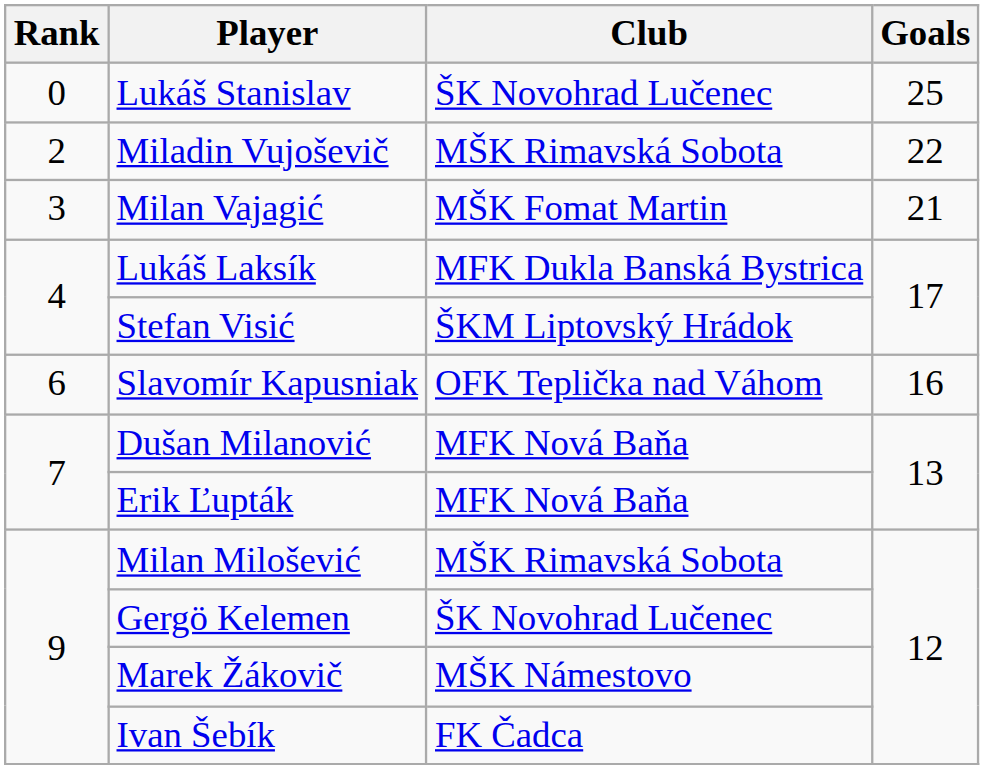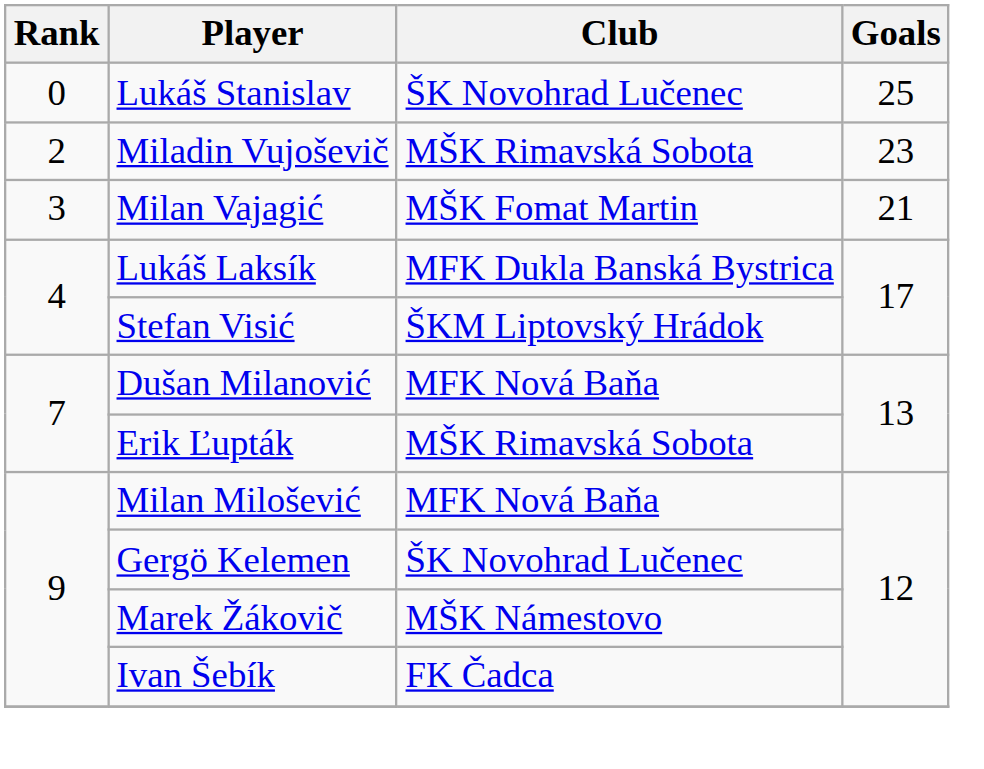(925, 150) 22 -> (896, 150) 23
- row: (267, 383)
(562, 500) MFK Nová Baňa -> (579, 442) MŠK Rimavská Sobota
(609, 558) MŠK Rimavská Sobota -> (532, 500) MFK Nová Baňa
